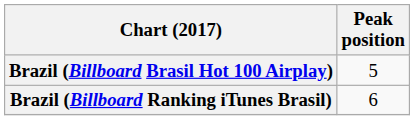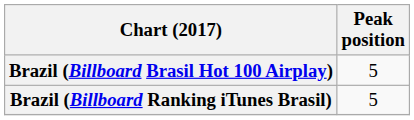(373, 99) 6 -> (373, 99) 5
